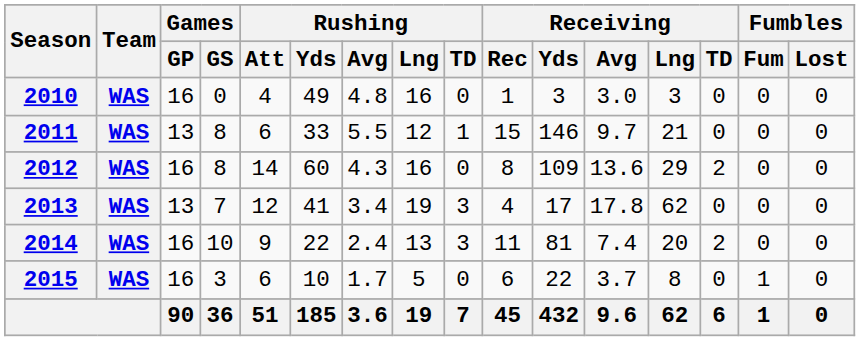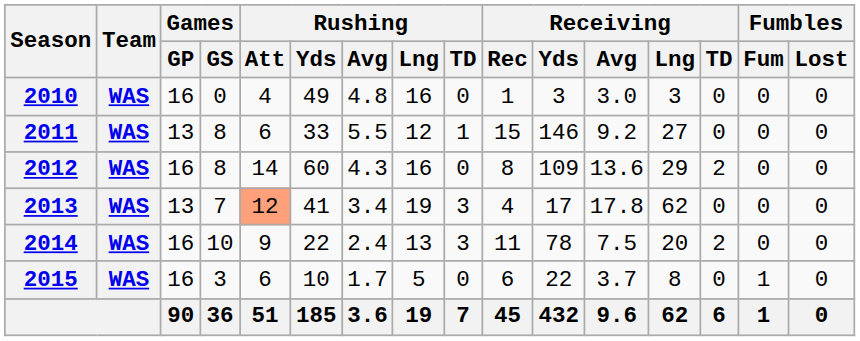(617, 133) 9.7 -> (617, 133) 9.2
(675, 133) 21 -> (675, 133) 27
(265, 206) no background -> (265, 206) lightsalmon background
(559, 243) 81 -> (559, 243) 78
(617, 243) 7.4 -> (617, 243) 7.5
